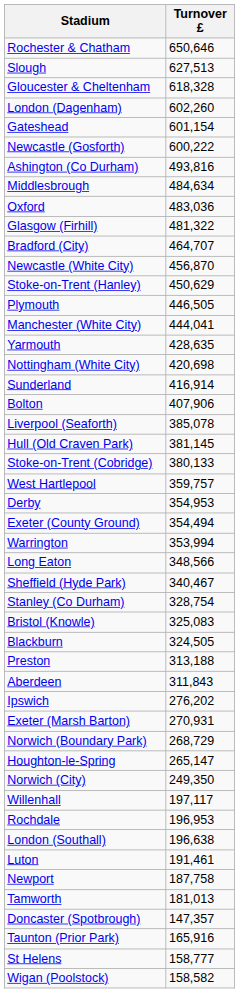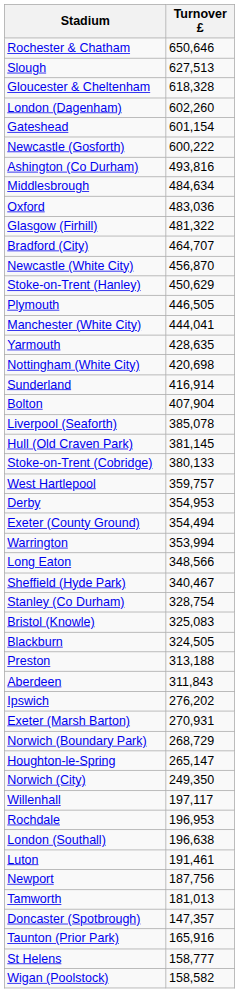(192, 404) 407,906 -> (192, 404) 407,904
(192, 879) 187,758 -> (192, 879) 187,756
